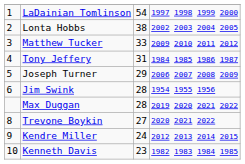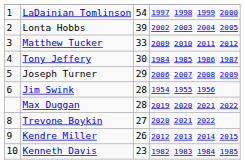(141, 28) 38 -> (141, 28) 39
(141, 58) 31 -> (141, 58) 30
(141, 136) 24 -> (141, 136) 26
